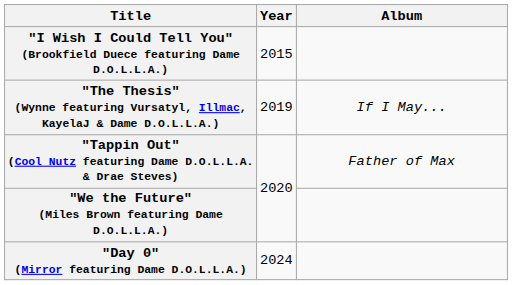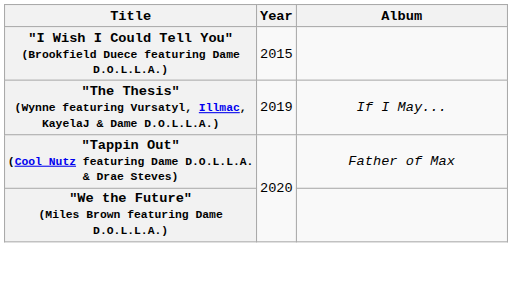- row: (131, 260)
